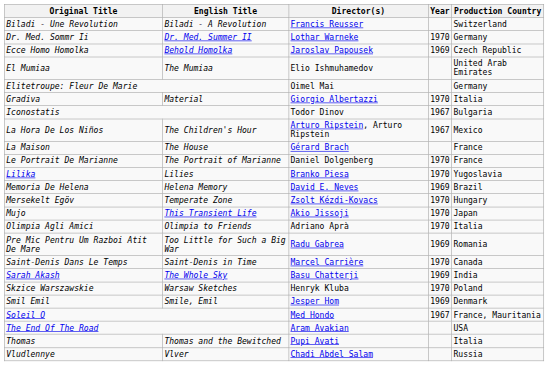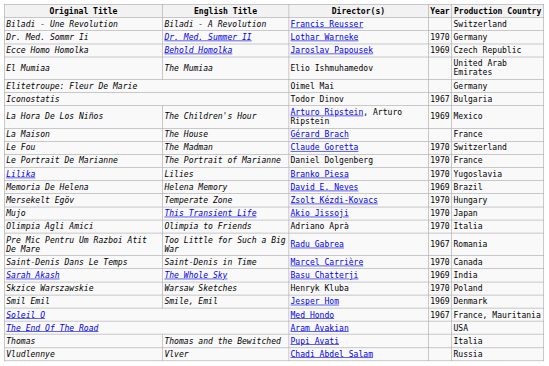- row: (23, 99)
(440, 130) 1967 -> (440, 117) 1969
+ row: (21, 148)
(440, 244) 1969 -> (440, 244) 1967
